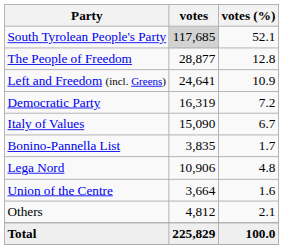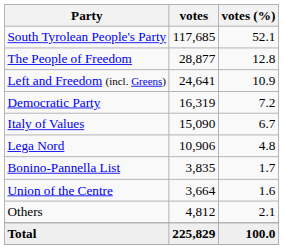(194, 37) lightgrey background -> (194, 37) no background
rows swapped: (36, 168) <-> (64, 146)
